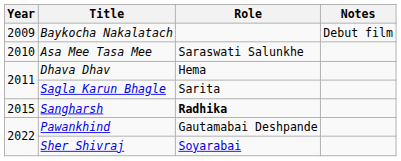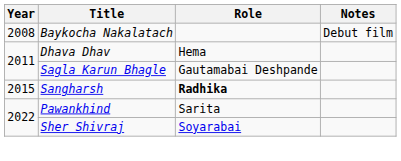(21, 33) 2009 -> (21, 33) 2008
- row: (96, 52)
(199, 89) Sarita -> (248, 70) Gautamabai Deshpande
(248, 127) Gautamabai Deshpande -> (199, 108) Sarita
